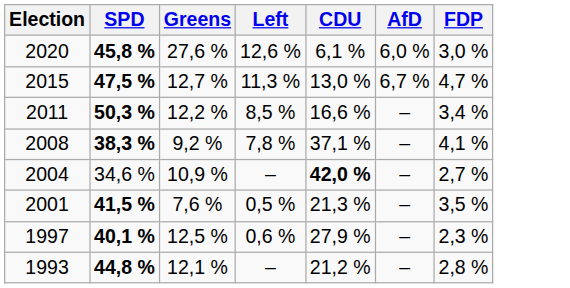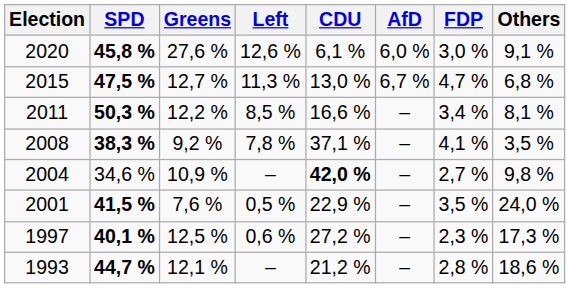+ column: (529, 19)
(340, 205) 21,3 % -> (340, 205) 22,9 %
(340, 236) 27,9 % -> (340, 236) 27,2 %
(124, 267) 44,8 % -> (124, 267) 44,7 %
